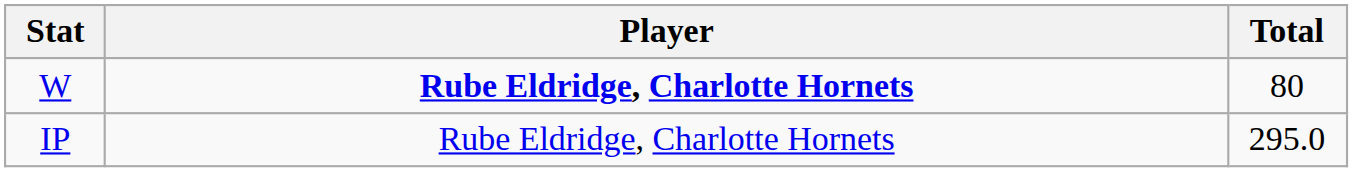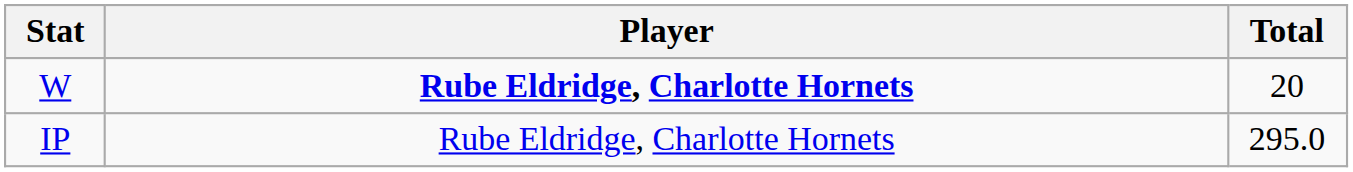(1287, 85) 80 -> (1287, 85) 20
